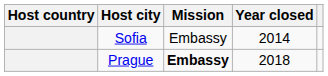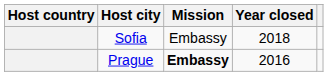(274, 37) 2014 -> (274, 37) 2018
(274, 60) 2018 -> (274, 60) 2016
